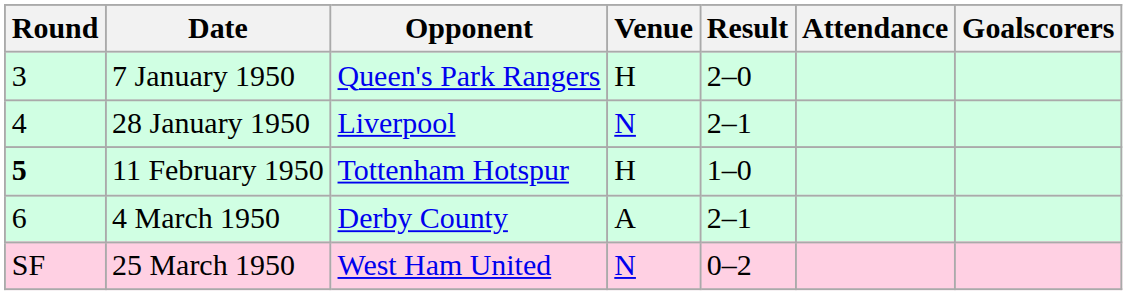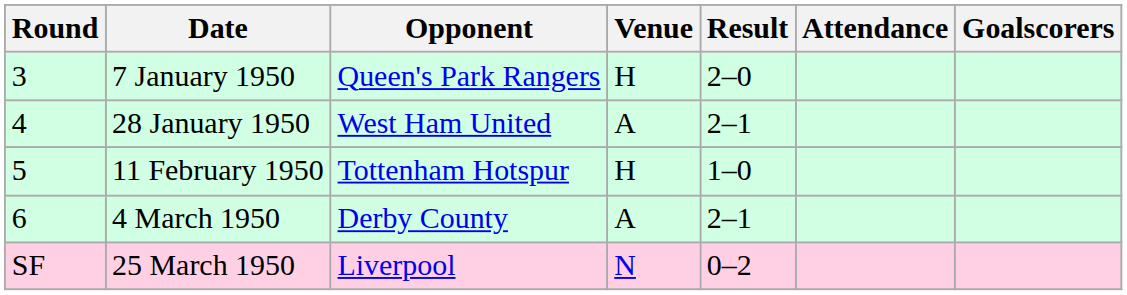(397, 123) Liverpool -> (444, 123) West Ham United
(625, 123) N -> (625, 123) A
(19, 170) bold -> (19, 170) normal
(444, 265) West Ham United -> (397, 265) Liverpool
